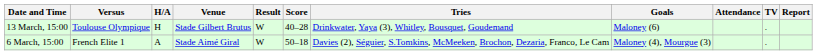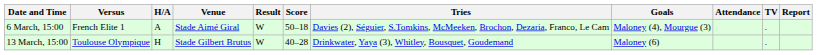rows swapped: (35, 42) <-> (37, 26)
